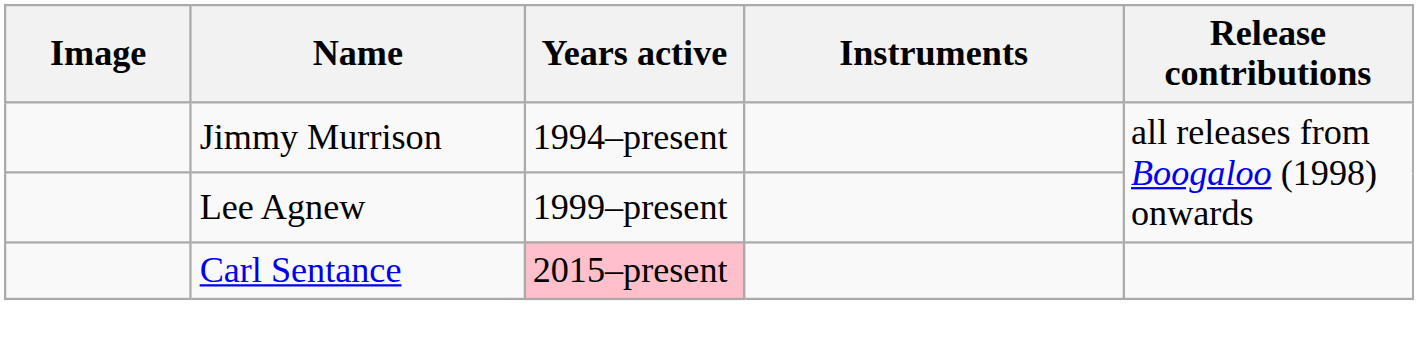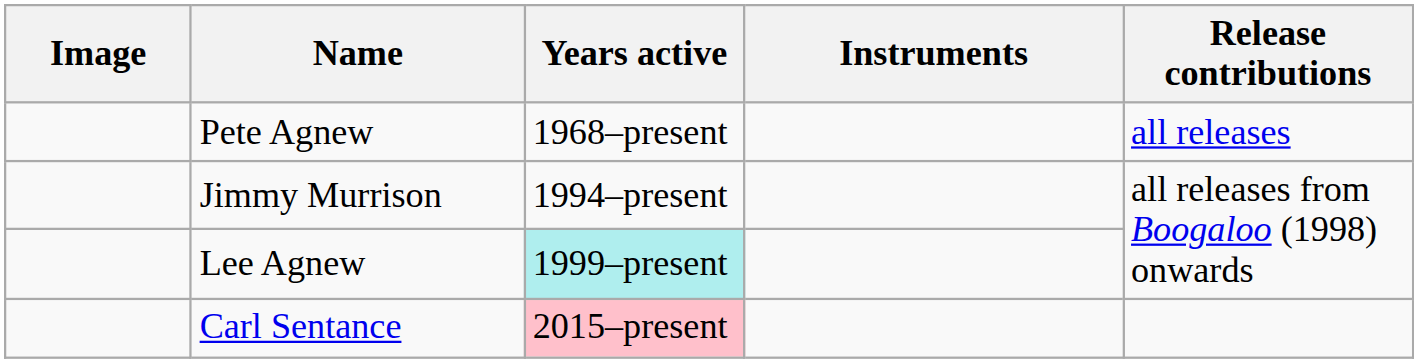+ row: (286, 131)
(630, 206) no background -> (630, 263) paleturquoise background
